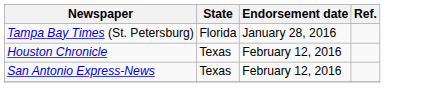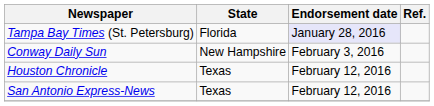(289, 33) no background -> (339, 33) lavender background
+ row: (57, 52)
